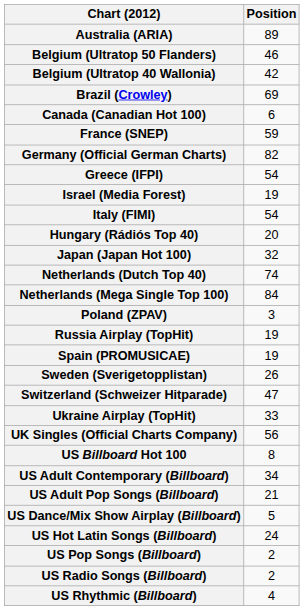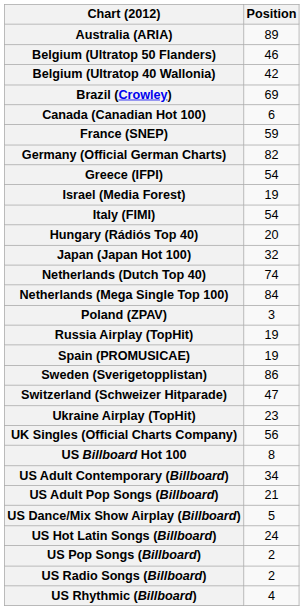(271, 375) 26 -> (271, 375) 86
(271, 415) 33 -> (271, 415) 23
